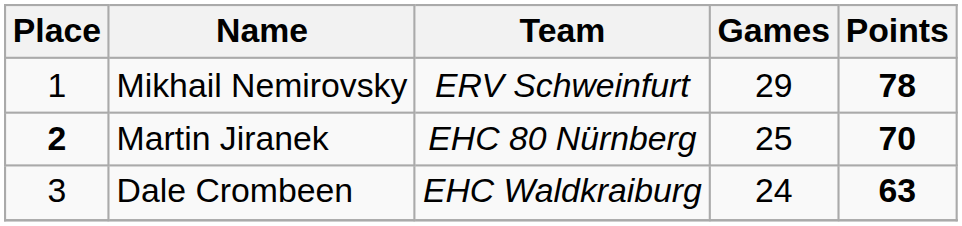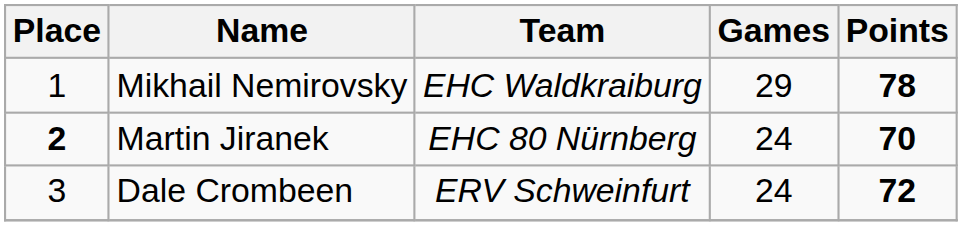(562, 84) ERV Schweinfurt -> (562, 84) EHC Waldkraiburg
(774, 138) 25 -> (774, 138) 24
(562, 191) EHC Waldkraiburg -> (562, 191) ERV Schweinfurt
(897, 191) 63 -> (897, 191) 72
